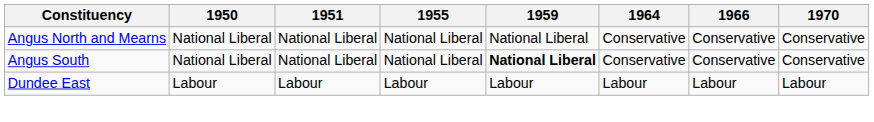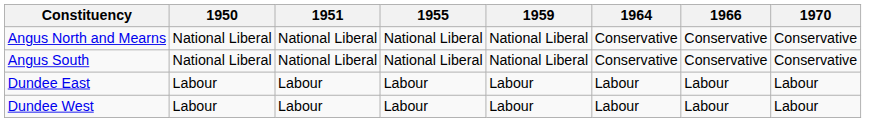(543, 60) bold -> (539, 60) normal
+ row: (51, 106)
